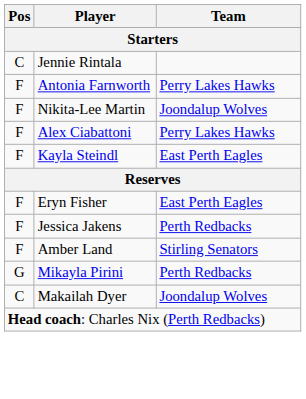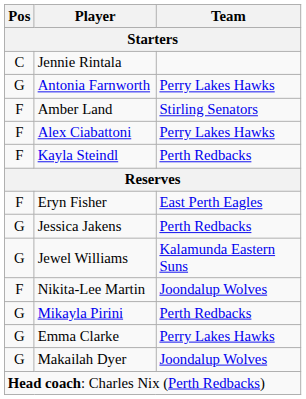(19, 86) F -> (19, 86) G
rows swapped: (91, 109) <-> (75, 249)
(211, 156) East Perth Eagles -> (205, 156) Perth Redbacks
(19, 226) F -> (19, 226) G
+ row: (83, 257)
+ row: (78, 336)
(19, 296) C -> (19, 359) G
